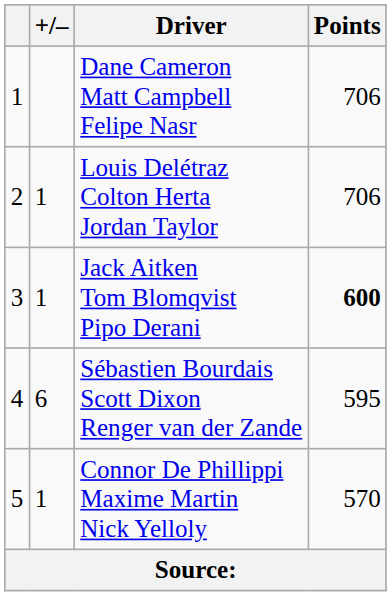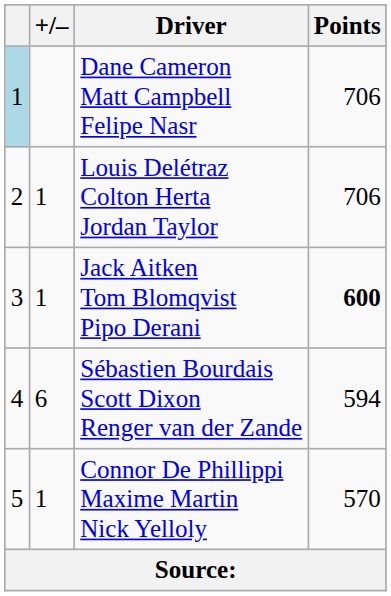(17, 96) no background -> (17, 96) lightblue background
(362, 398) 595 -> (362, 398) 594
